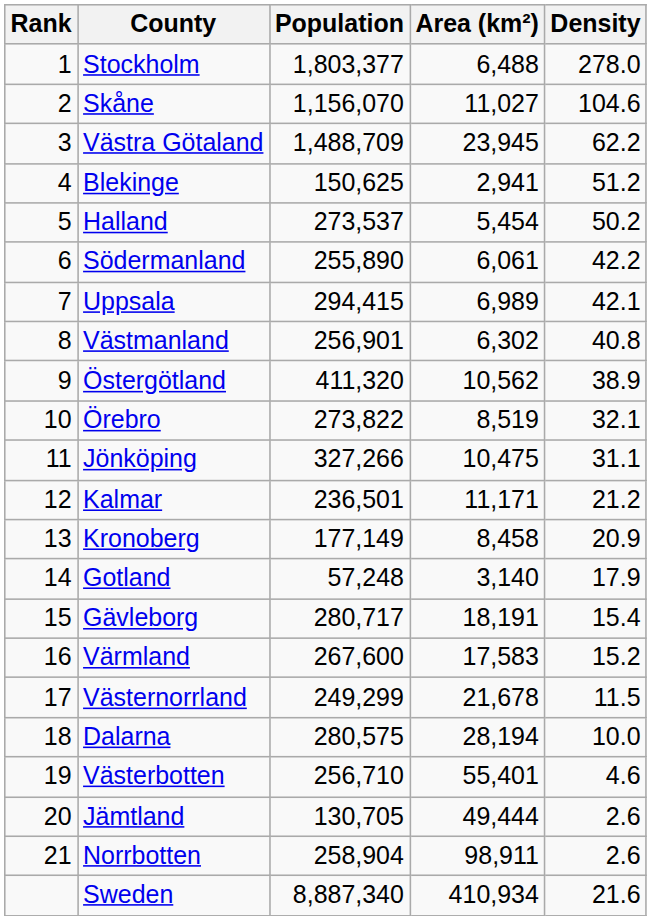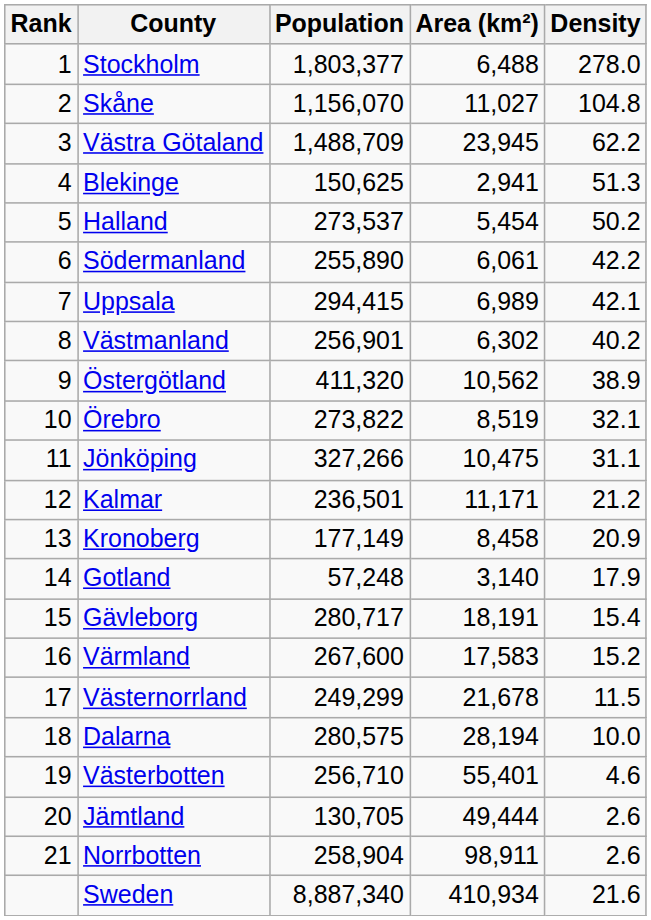(609, 103) 104.6 -> (609, 103) 104.8
(616, 182) 51.2 -> (616, 182) 51.3
(616, 340) 40.8 -> (616, 340) 40.2
